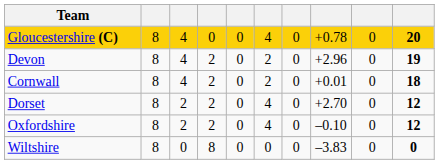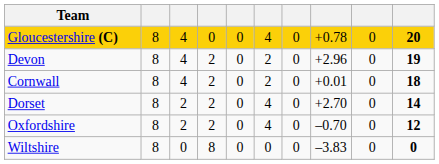(413, 103) 12 -> (413, 103) 14
(331, 125) –0.10 -> (331, 125) –0.70
